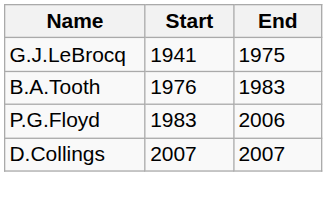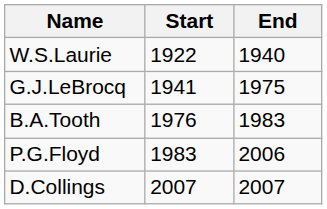+ row: (61, 54)
